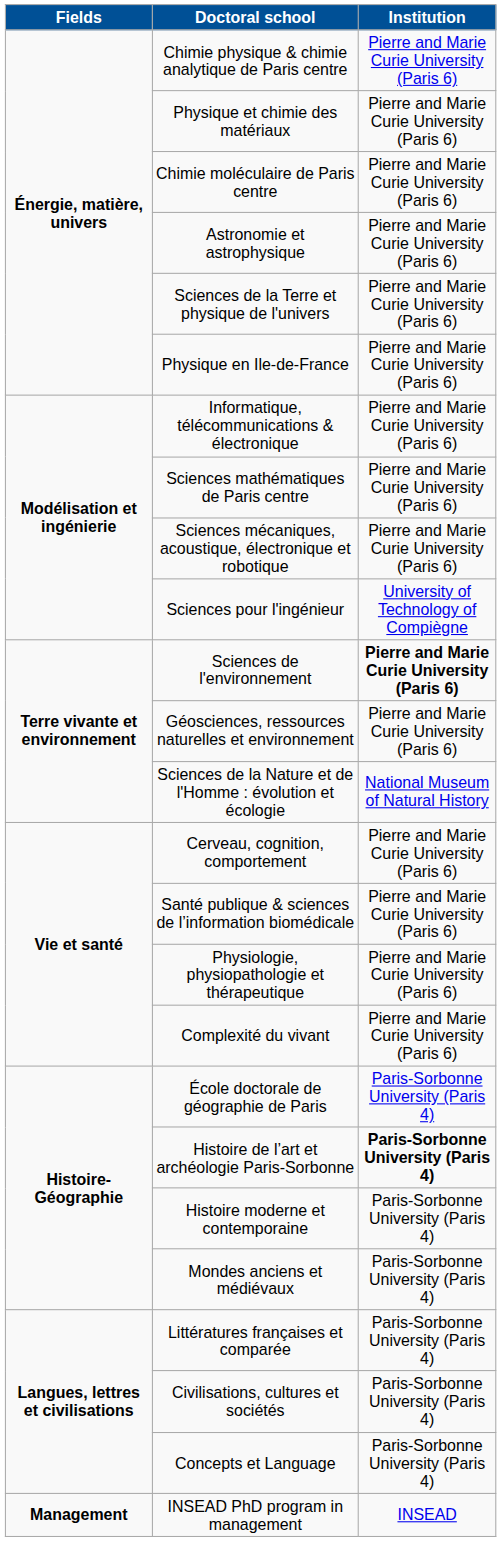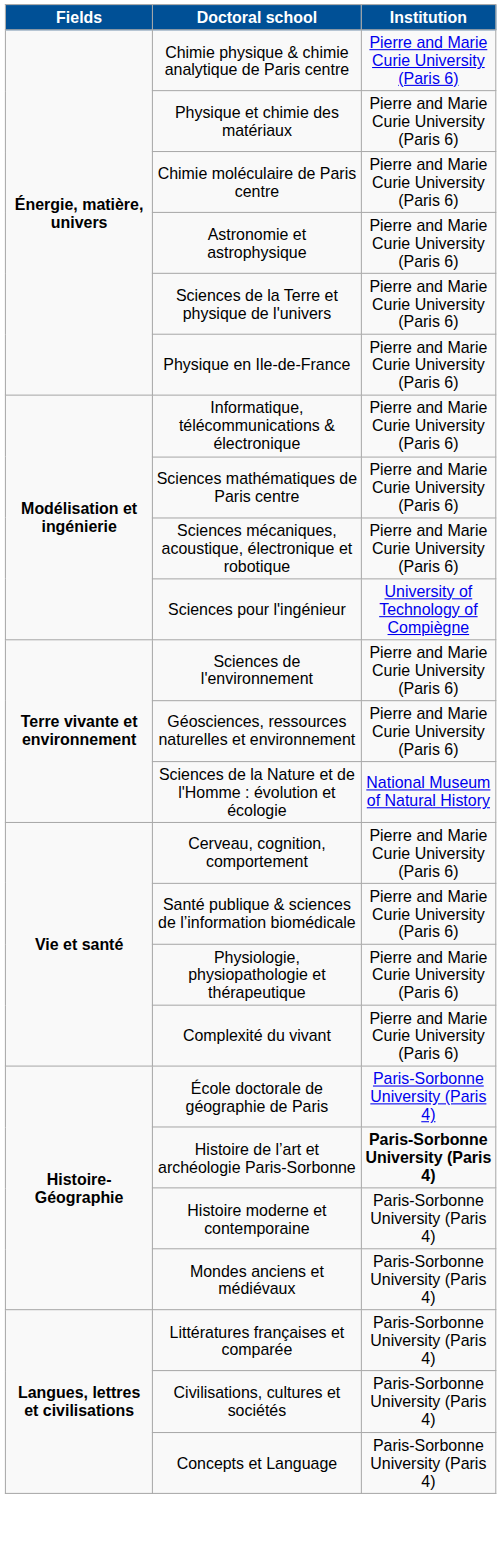(427, 670) bold -> (428, 670) normal
- row: (255, 1515)
